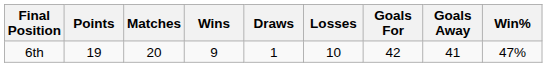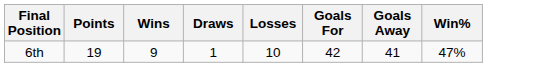- column: (154, 23)
